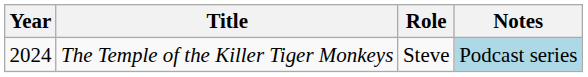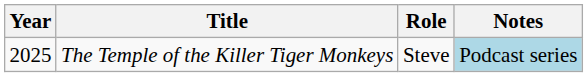(30, 54) 2024 -> (30, 54) 2025
